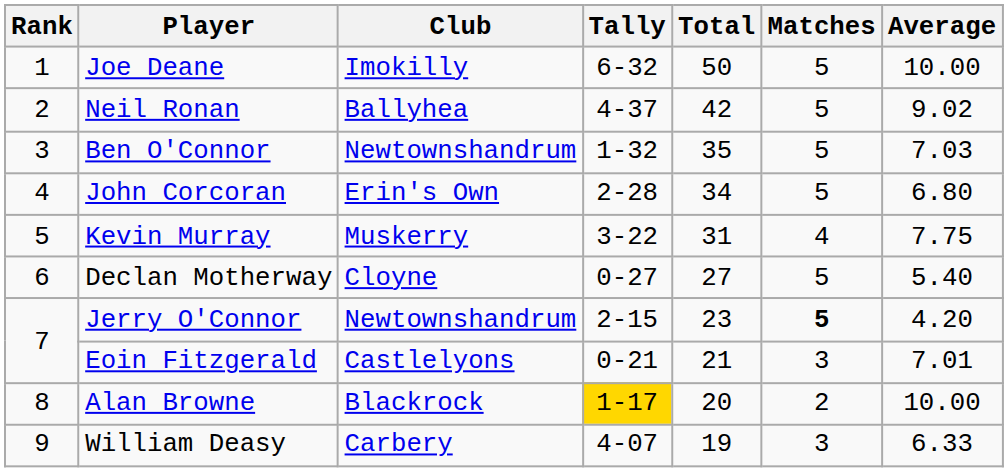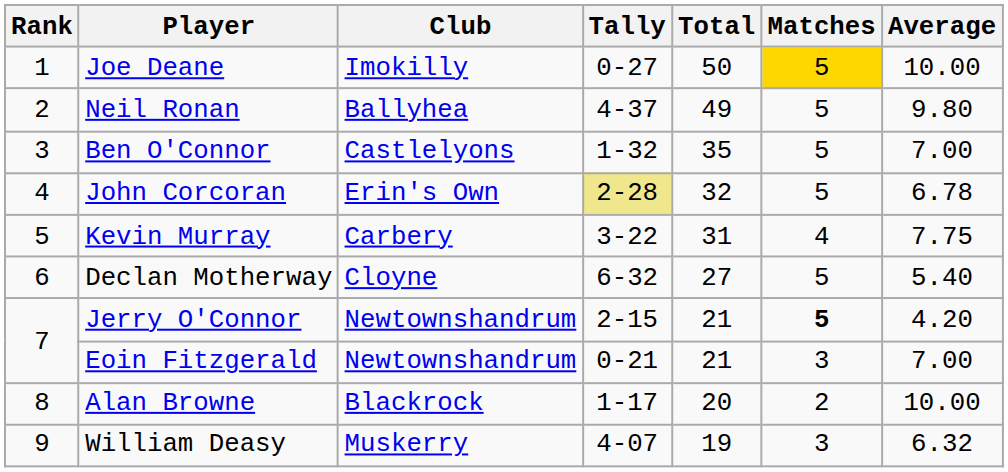(627, 68) 6-32 -> (627, 68) 0-27
(822, 68) no background -> (822, 68) gold background
(717, 110) 42 -> (717, 110) 49
(942, 110) 9.02 -> (942, 110) 9.80
(460, 152) Newtownshandrum -> (430, 152) Castlelyons
(942, 152) 7.03 -> (942, 152) 7.00
(627, 194) no background -> (627, 194) khaki background
(717, 194) 34 -> (717, 194) 32
(942, 194) 6.80 -> (942, 194) 6.78
(406, 236) Muskerry -> (399, 236) Carbery
(627, 278) 0-27 -> (627, 278) 6-32
(717, 320) 23 -> (717, 320) 21
(430, 362) Castlelyons -> (460, 362) Newtownshandrum
(942, 362) 7.01 -> (942, 362) 7.00
(627, 404) gold background -> (627, 404) no background
(399, 445) Carbery -> (406, 445) Muskerry
(942, 445) 6.33 -> (942, 445) 6.32
